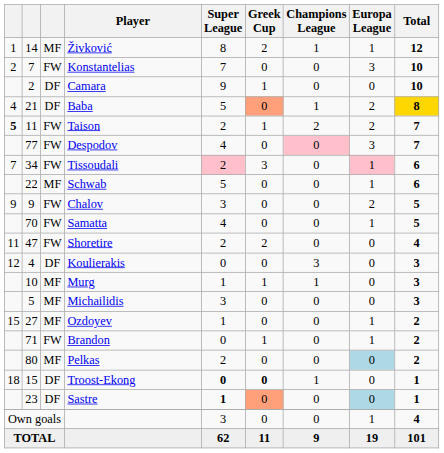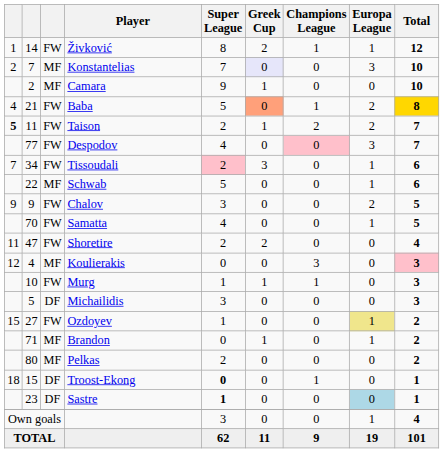(52, 47) MF -> (52, 47) FW
(52, 67) FW -> (52, 67) MF
(264, 67) no background -> (264, 67) lavender background
(52, 86) DF -> (52, 86) MF
(52, 106) DF -> (52, 106) FW
(372, 164) pink background -> (372, 164) no background
(52, 262) DF -> (52, 262) MF
(417, 262) no background -> (417, 262) pink background
(52, 282) MF -> (52, 282) FW
(52, 301) MF -> (52, 301) DF
(52, 321) MF -> (52, 321) FW
(372, 321) no background -> (372, 321) khaki background
(52, 340) FW -> (52, 340) MF
(372, 360) lightblue background -> (372, 360) no background
(264, 379) bold -> (264, 379) normal
(264, 399) lightsalmon background -> (264, 399) no background
